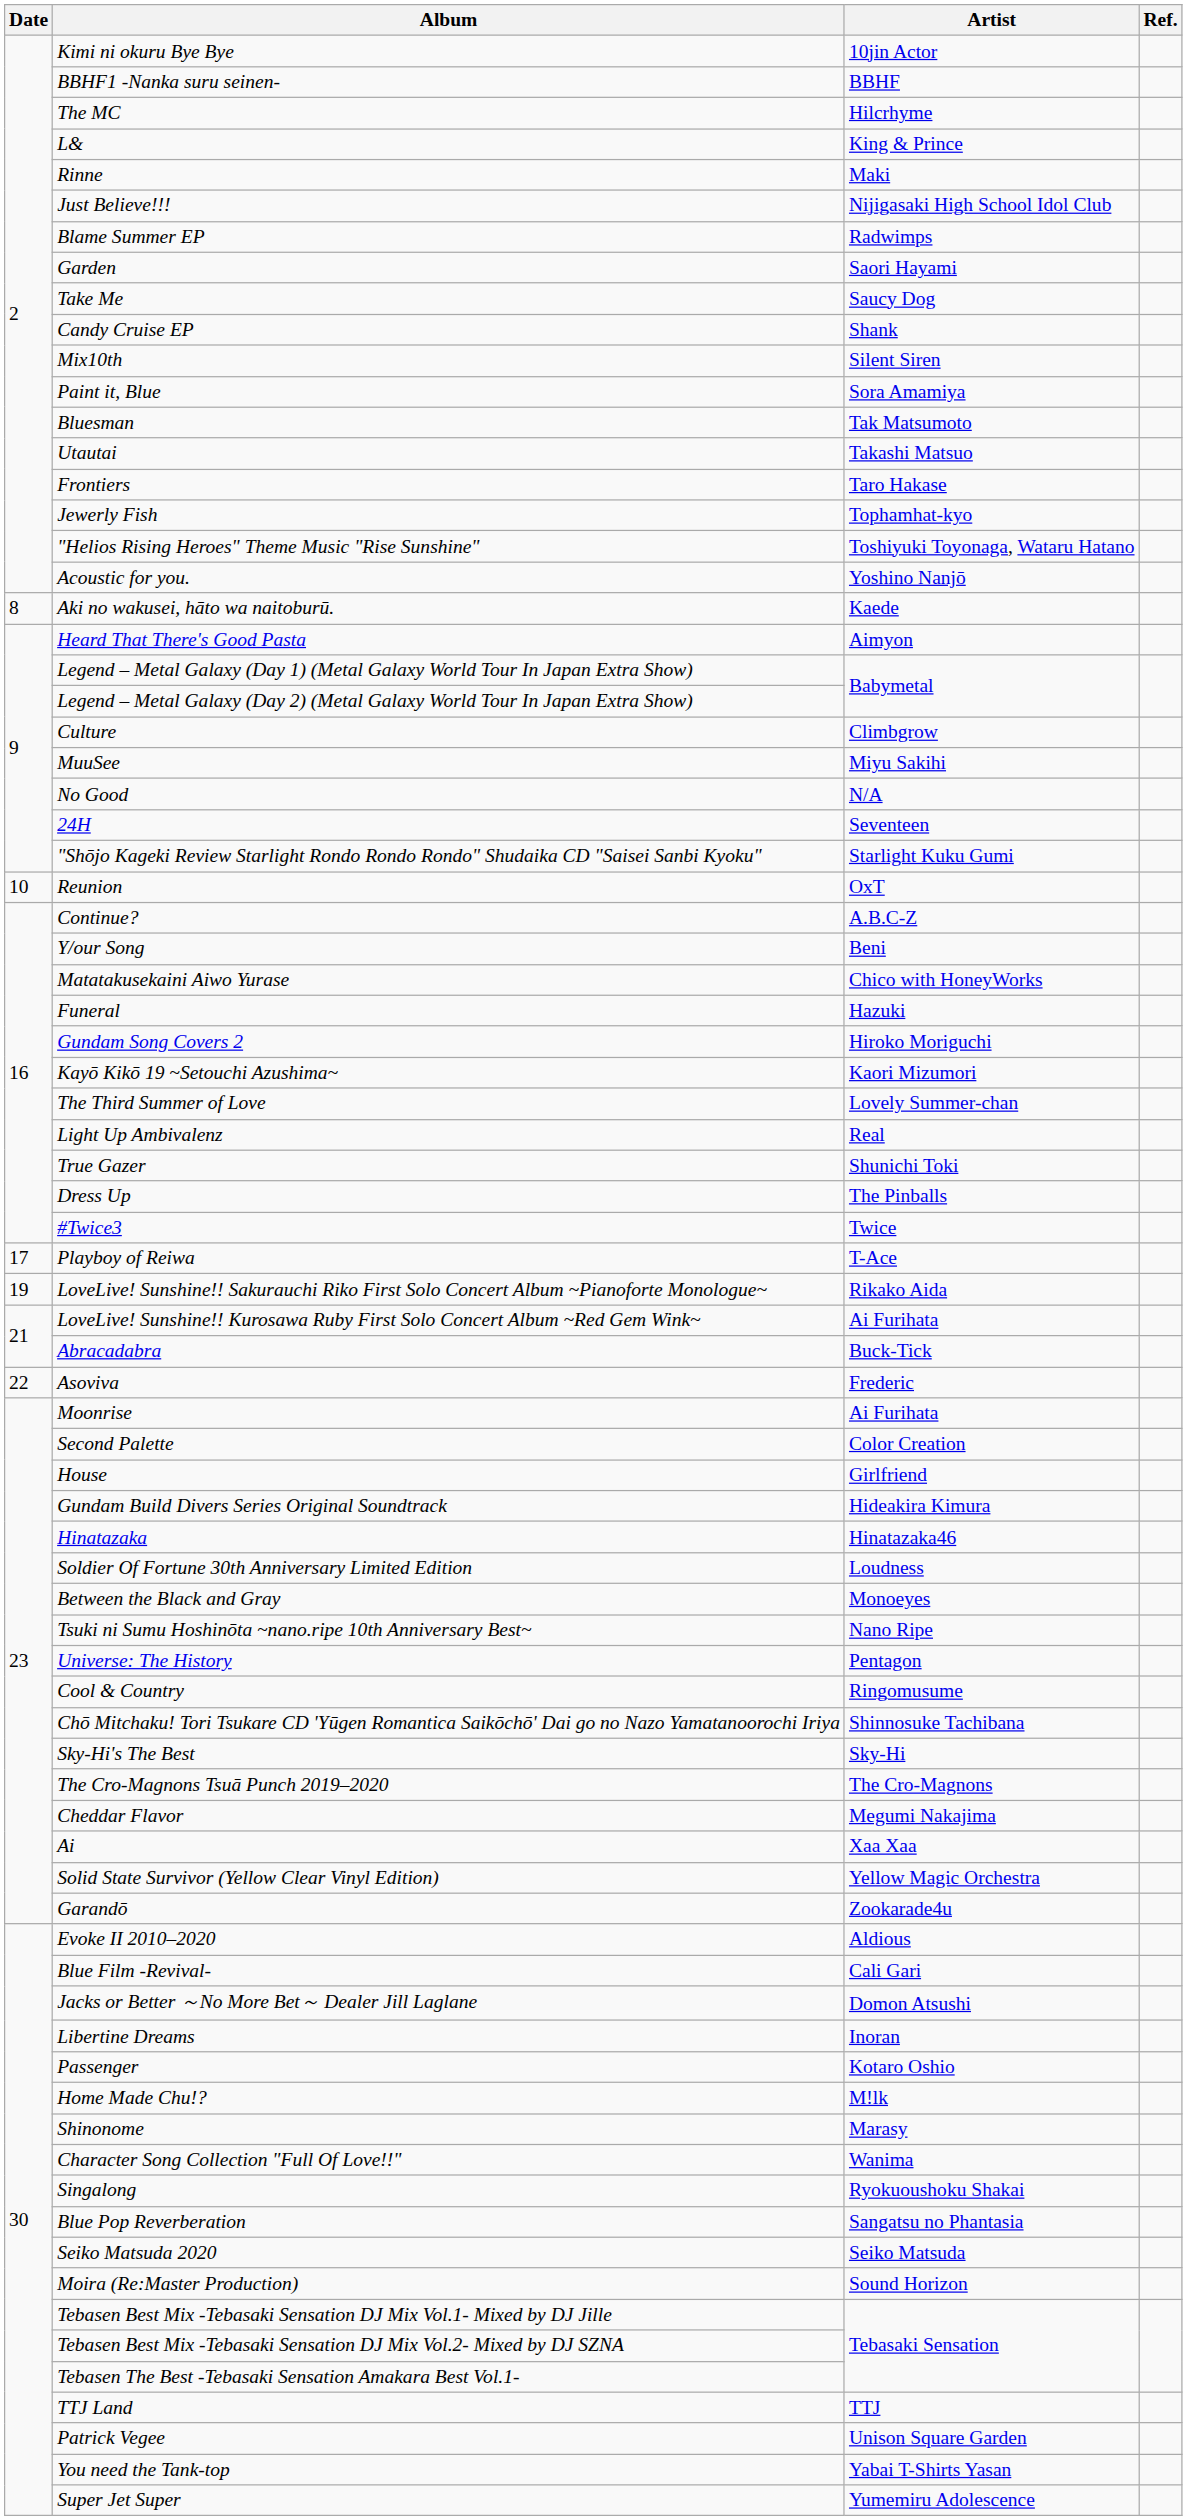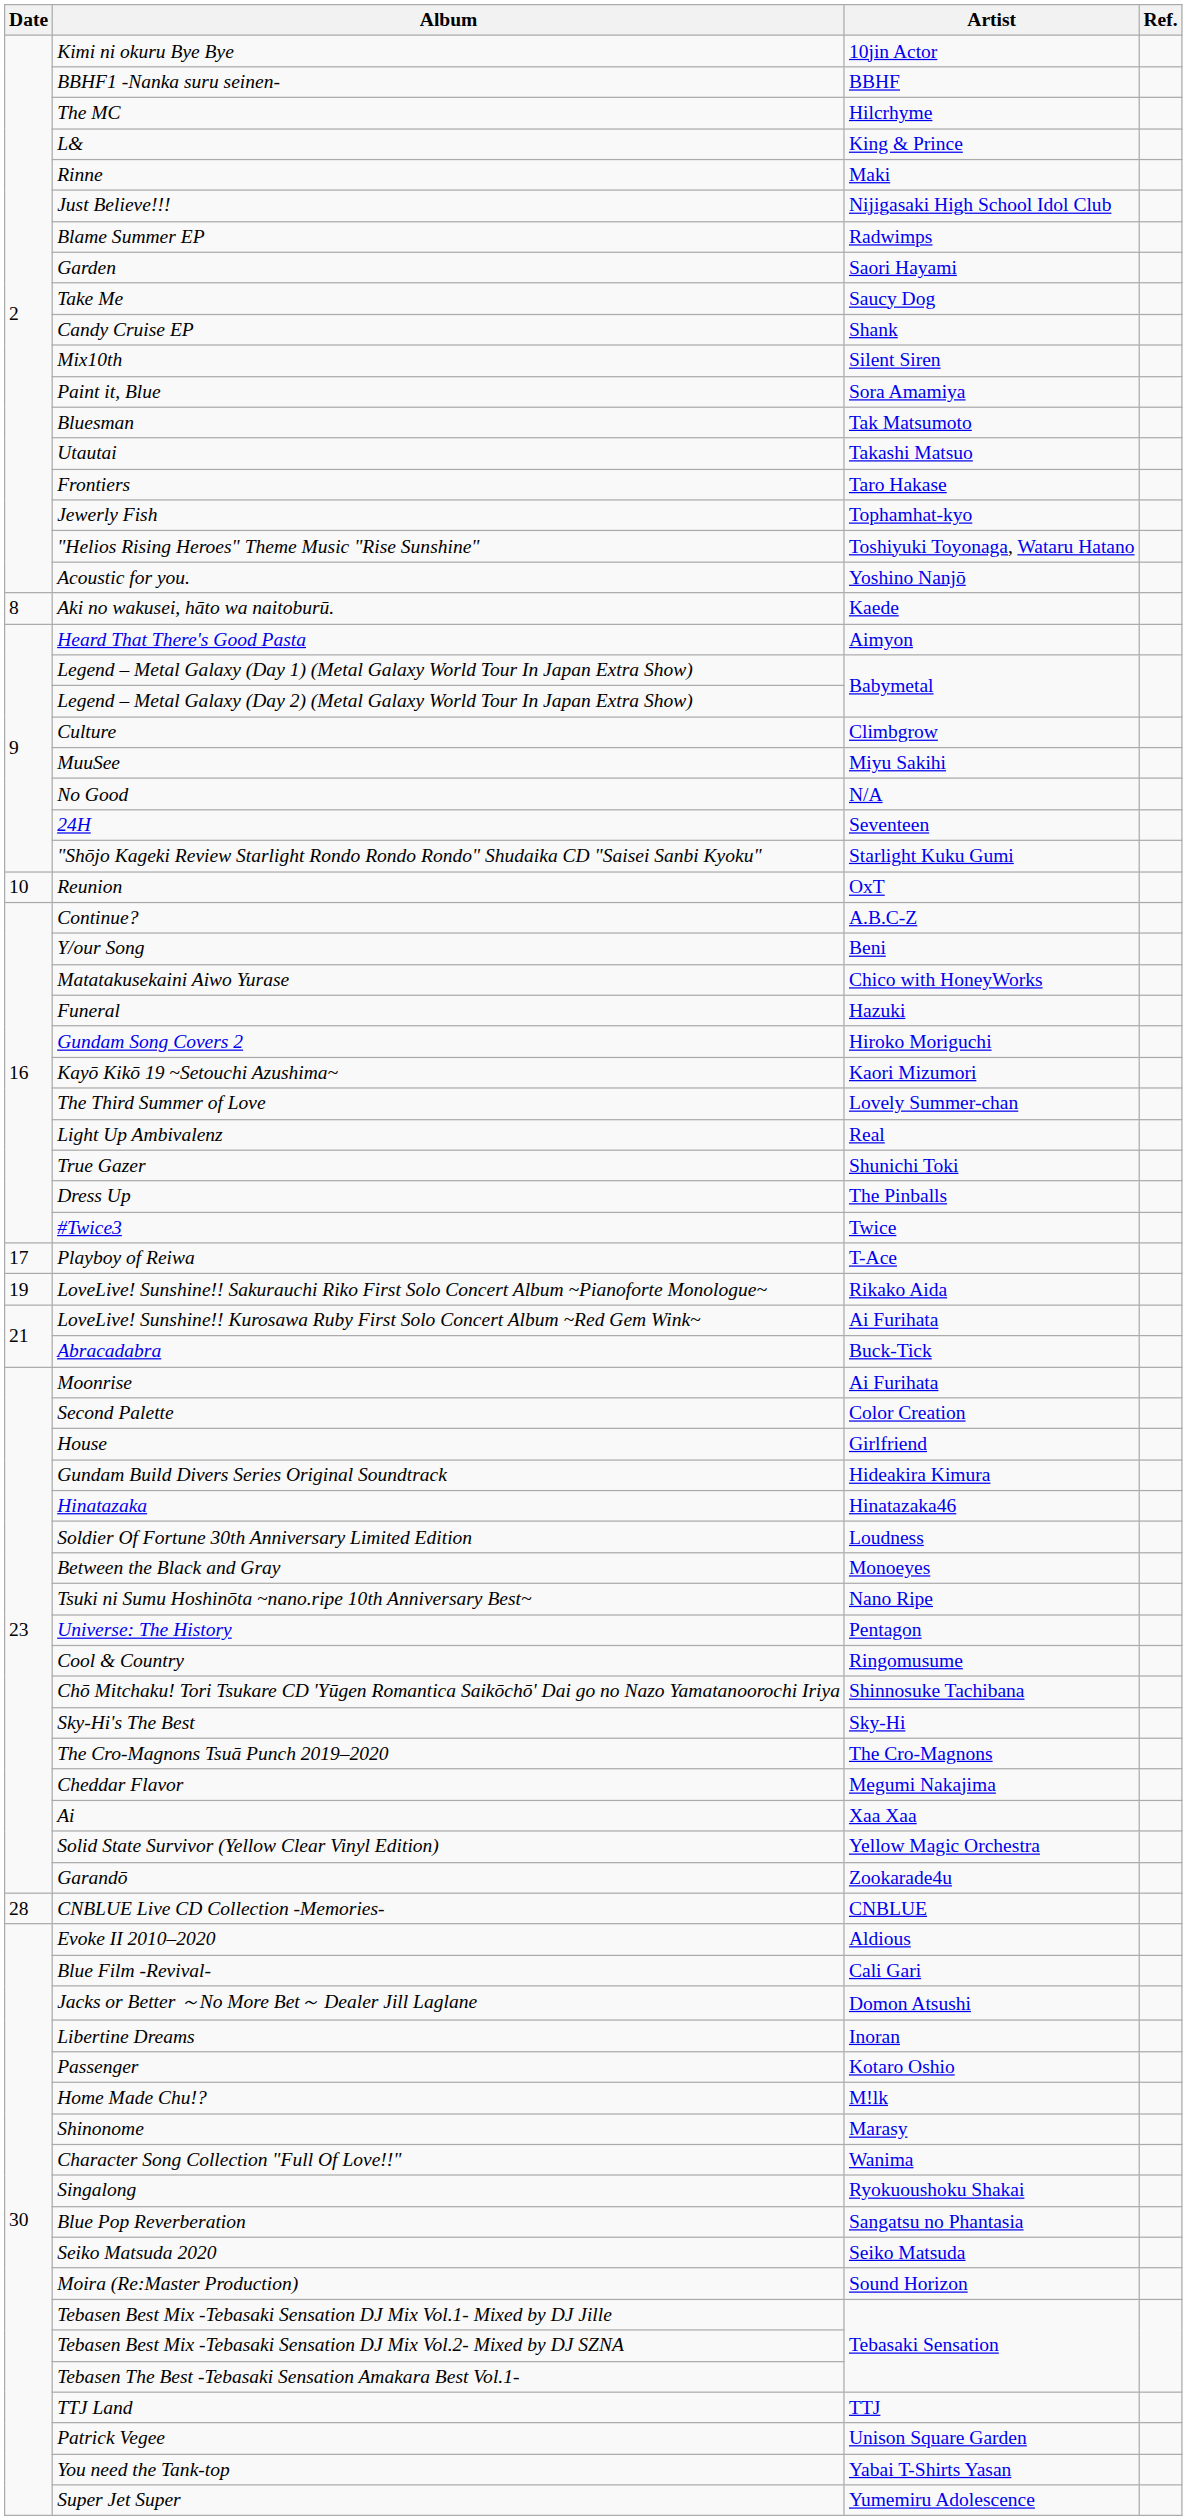- row: (88, 1382)
+ row: (221, 1908)
